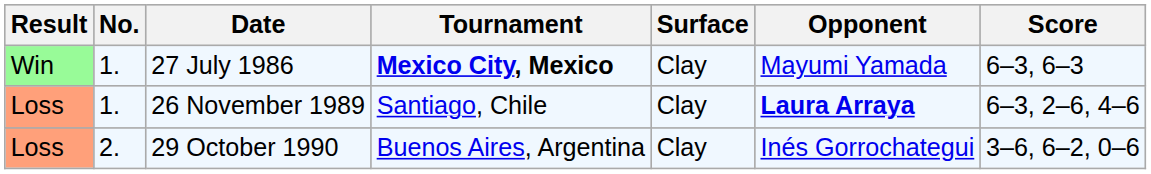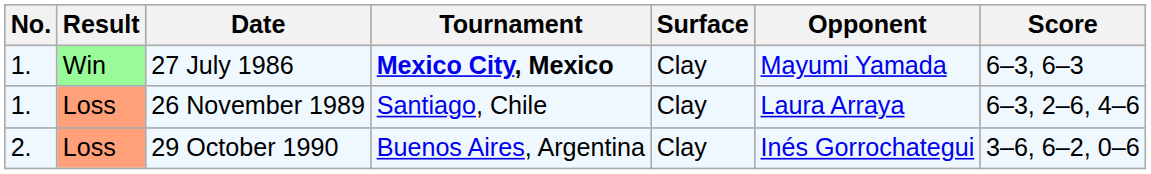columns swapped: (49, 24) <-> (119, 24)
(838, 106) bold -> (832, 106) normal
